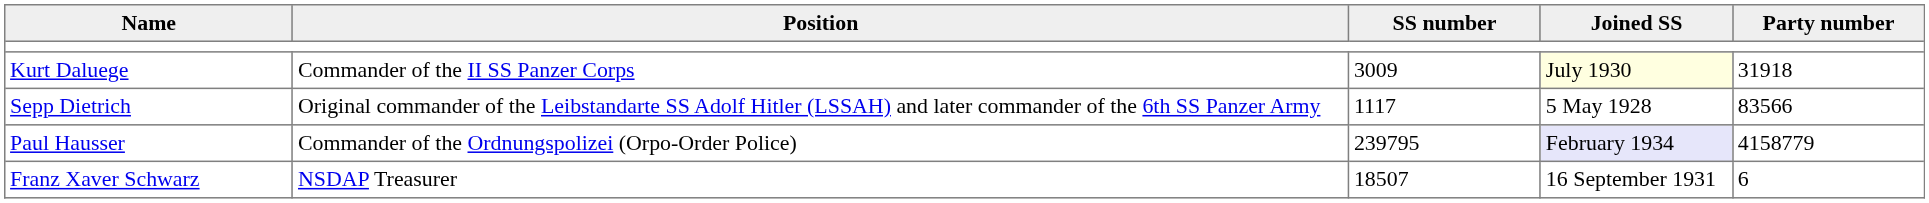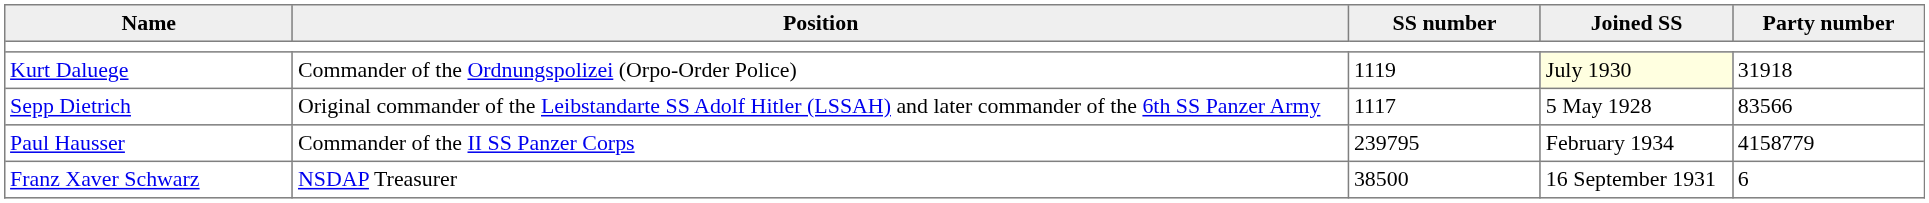(466, 69) Commander of the II SS Panzer Corps -> (547, 69) Commander of the Ordnungspolizei (Orpo-Order Police)
(1376, 69) 3009 -> (1375, 69) 1119
(547, 142) Commander of the Ordnungspolizei (Orpo-Order Police) -> (466, 142) Commander of the II SS Panzer Corps
(1610, 142) lavender background -> (1610, 142) no background
(1381, 179) 18507 -> (1381, 179) 38500
